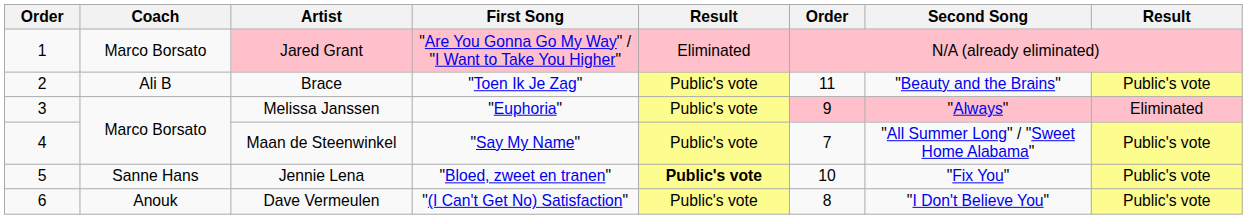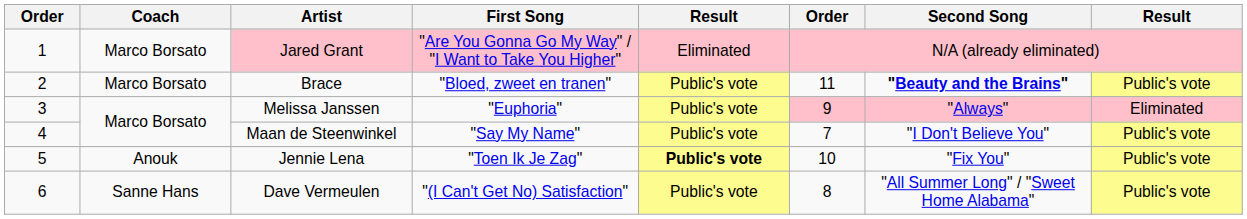(155, 84) Ali B -> (155, 84) Marco Borsato
(525, 84) "Toen Ik Je Zag" -> (525, 84) "Bloed, zweet en tranen"
(978, 84) normal -> (978, 84) bold
(978, 142) "All Summer Long" / "Sweet Home Alabama" -> (978, 134) "I Don't Believe You"
(155, 176) Sanne Hans -> (155, 158) Anouk
(525, 176) "Bloed, zweet en tranen" -> (525, 158) "Toen Ik Je Zag"
(155, 201) Anouk -> (155, 192) Sanne Hans
(978, 201) "I Don't Believe You" -> (978, 192) "All Summer Long" / "Sweet Home Alabama"
